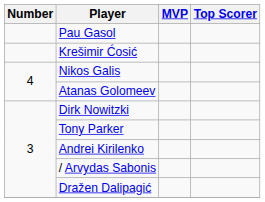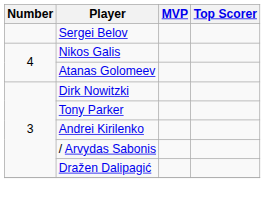- row: (87, 33)
+ row: (93, 33)
- row: (98, 52)
